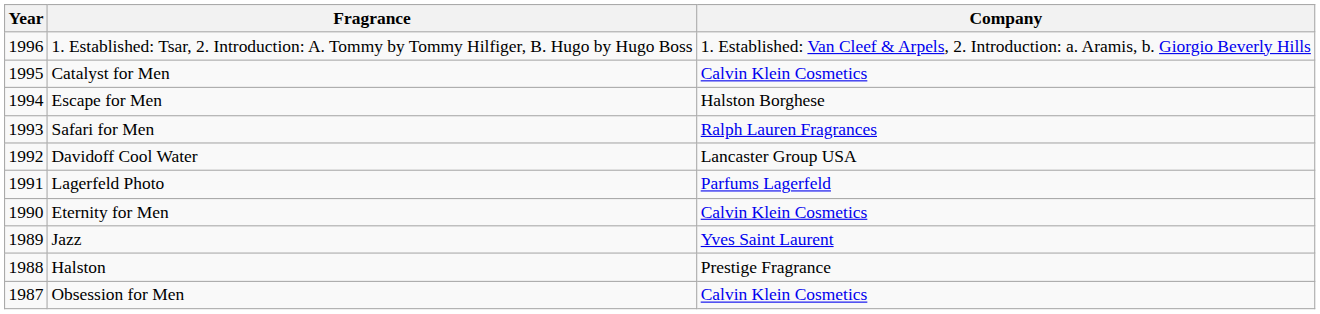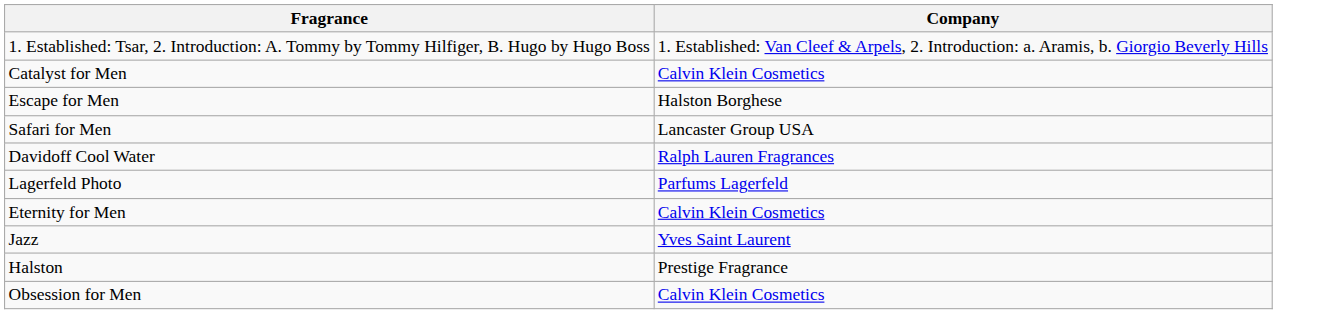- column: (26, 18)
(789, 128) Ralph Lauren Fragrances -> (736, 128) Lancaster Group USA
(779, 156) Lancaster Group USA -> (746, 156) Ralph Lauren Fragrances
